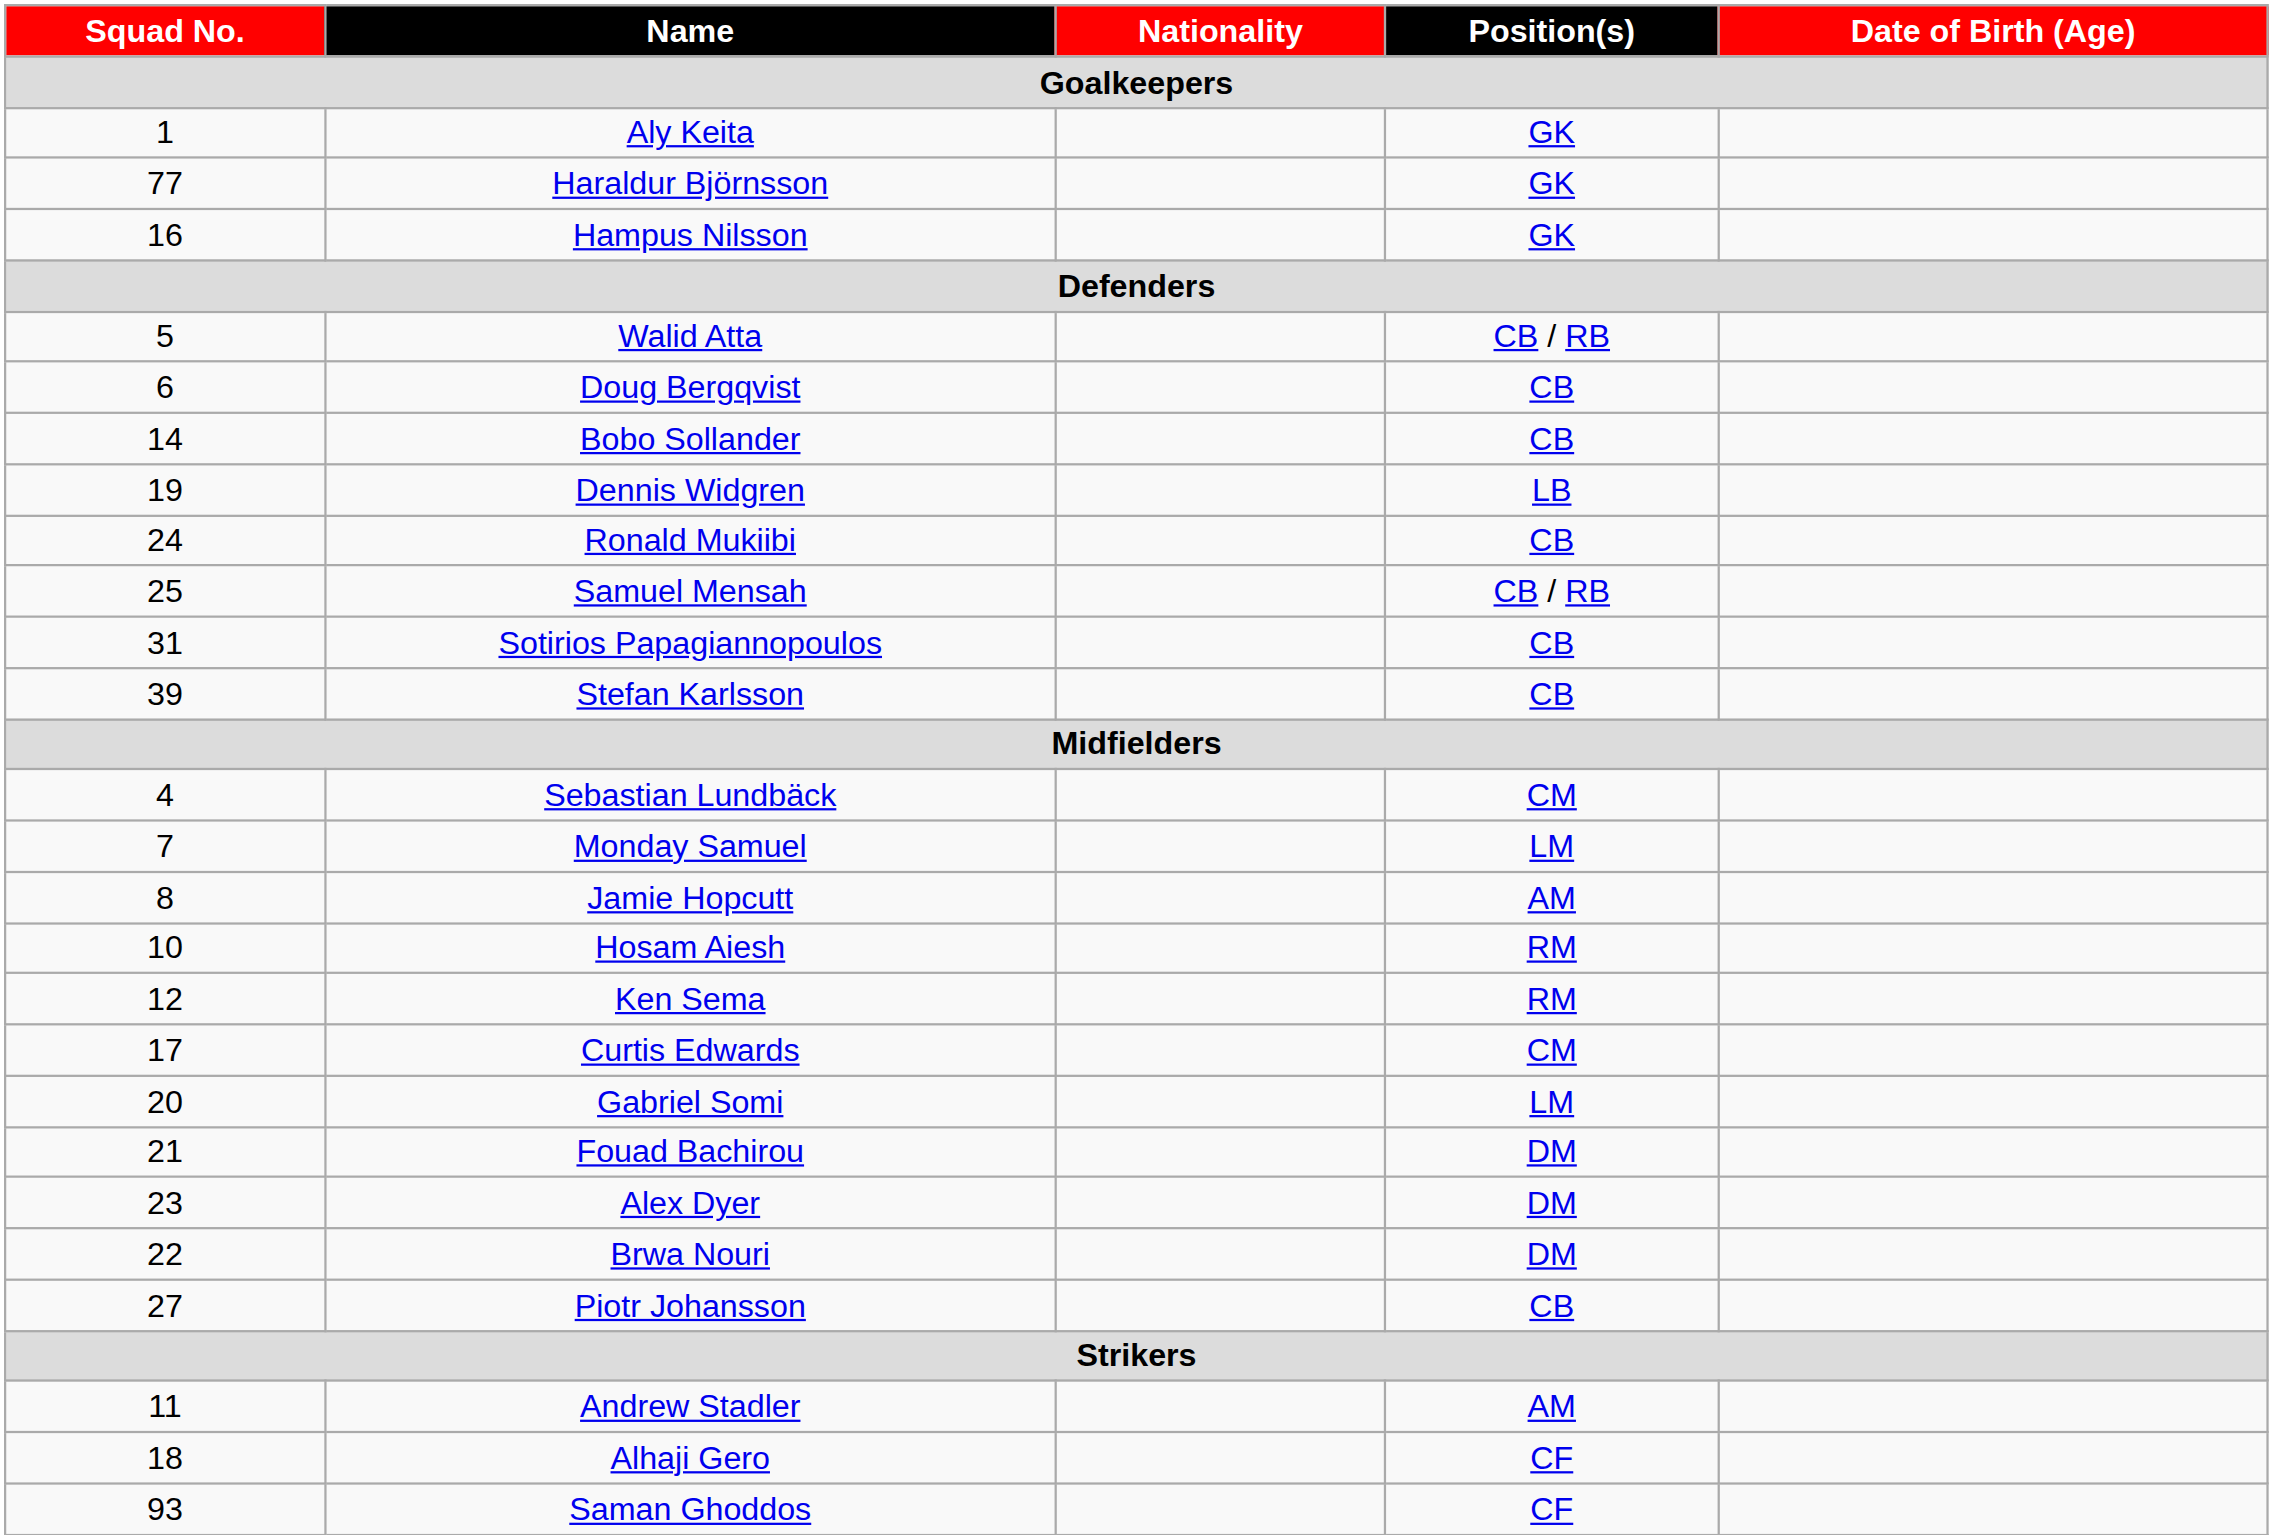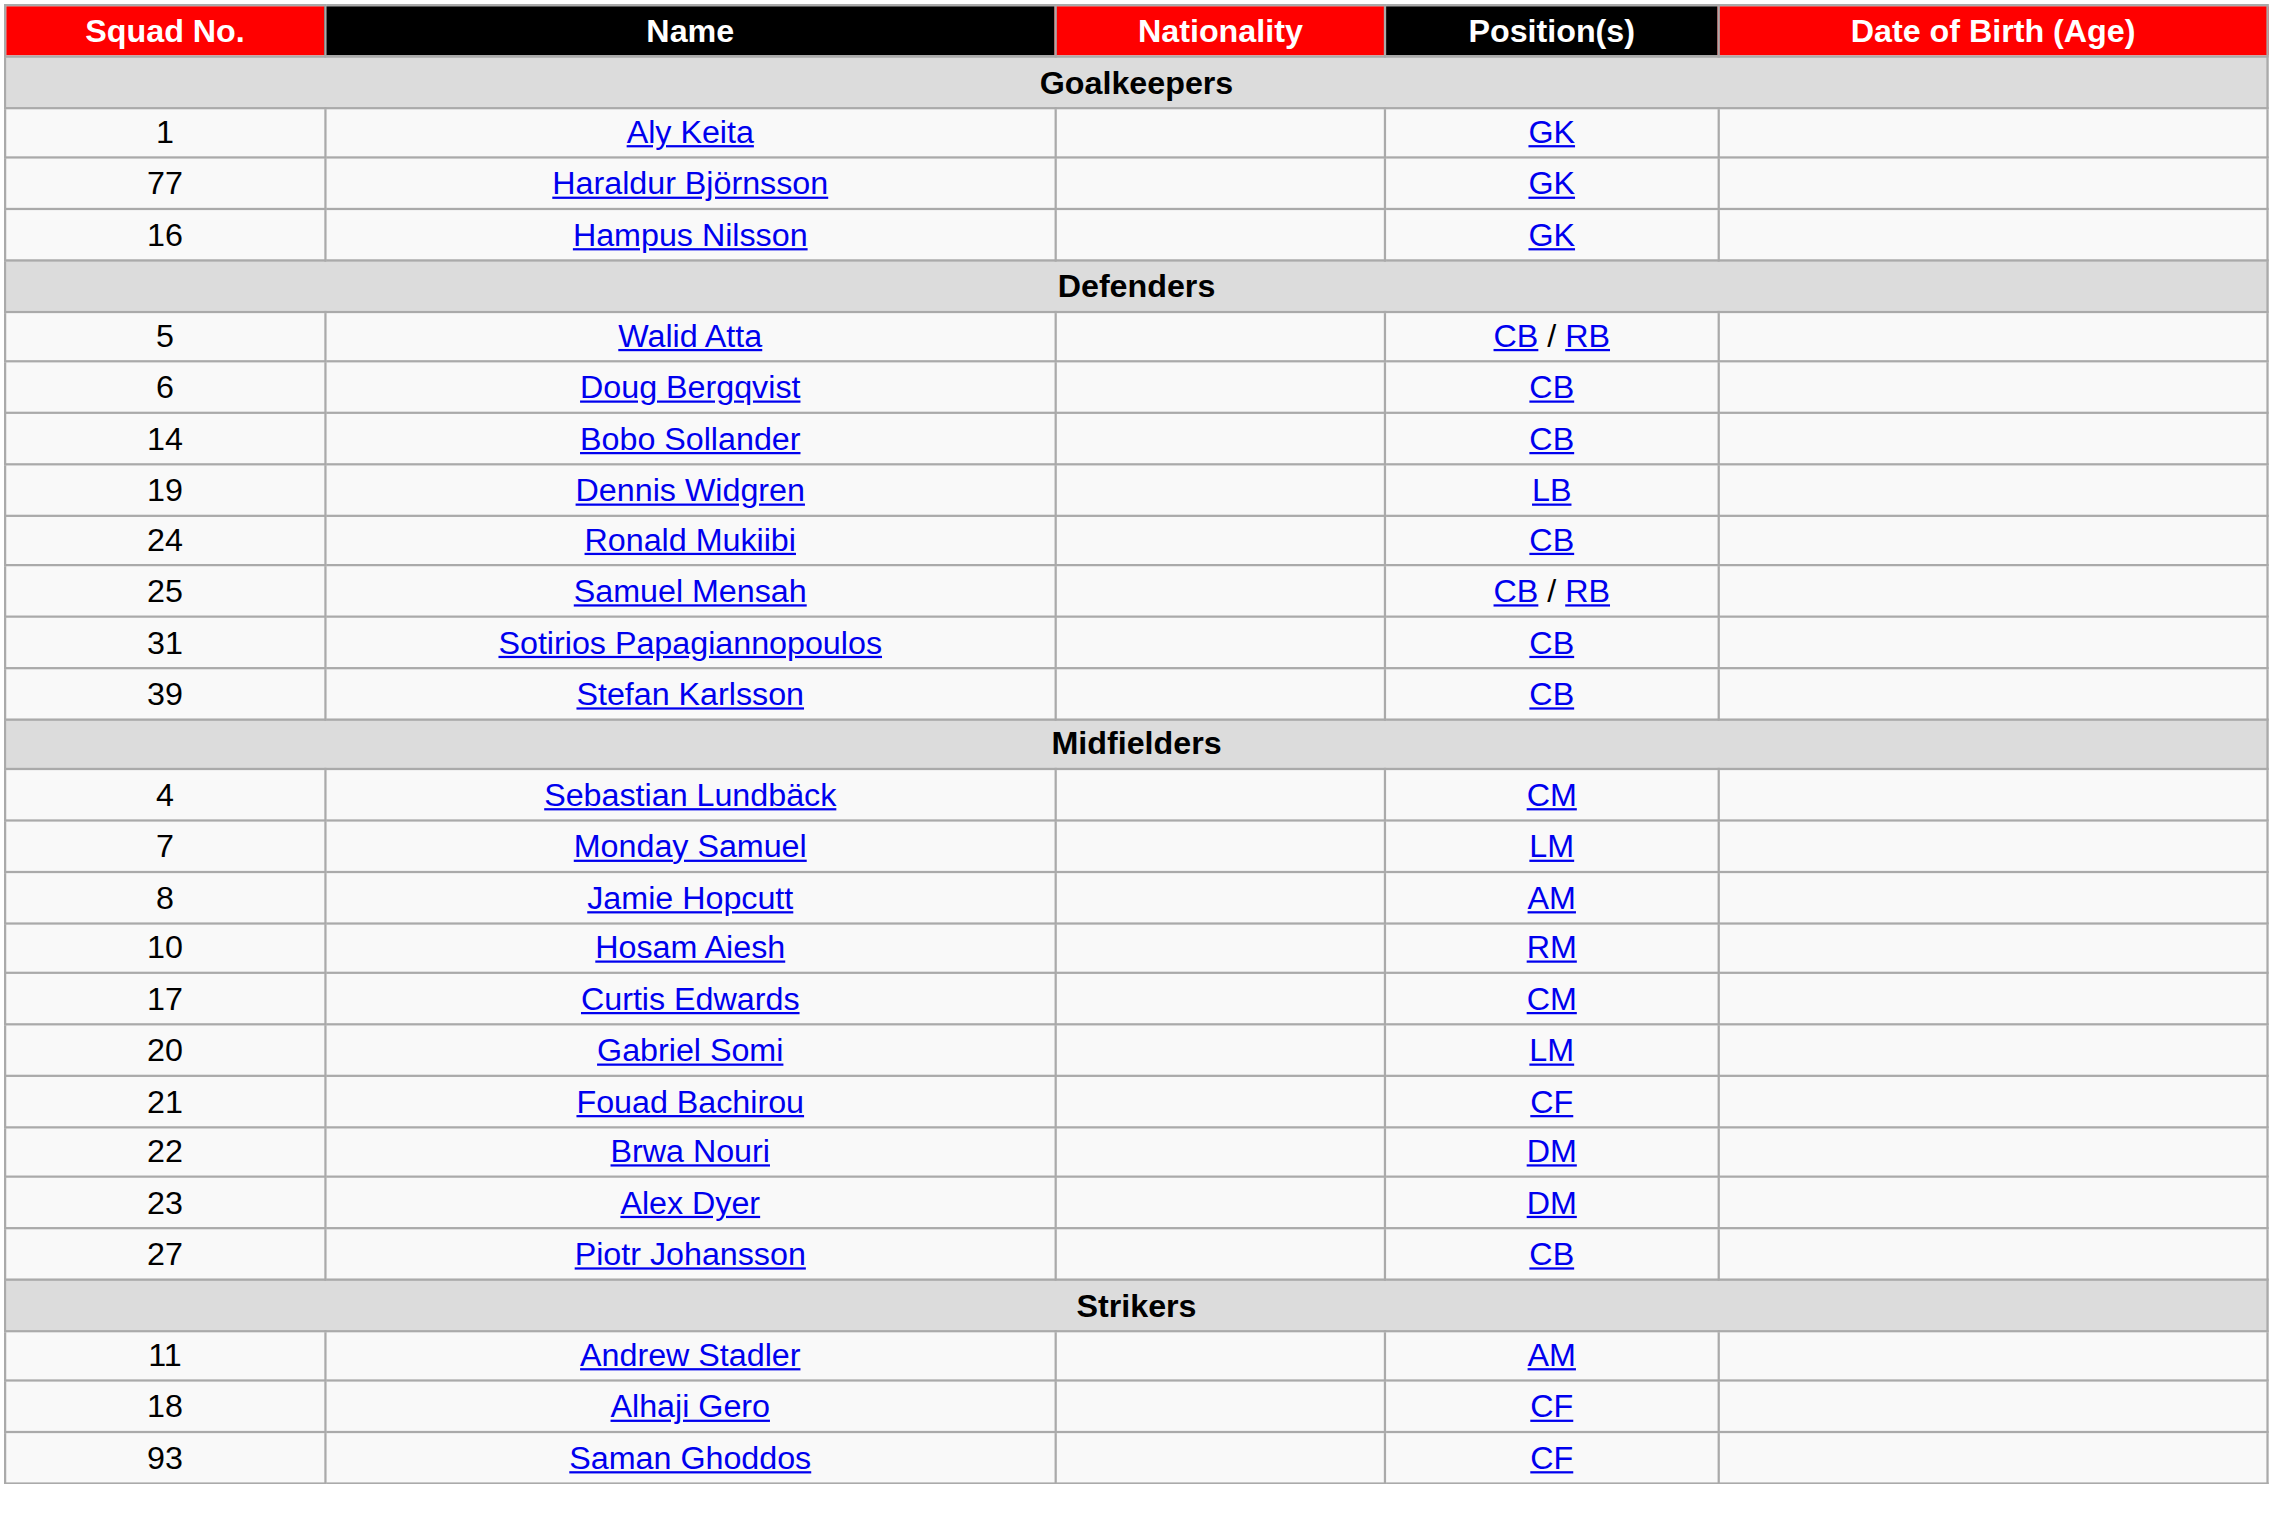- row: (690, 999)
(1552, 1152) DM -> (1552, 1101) CF
rows swapped: (690, 1254) <-> (690, 1203)
